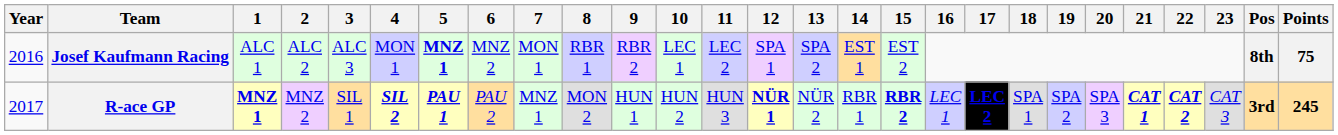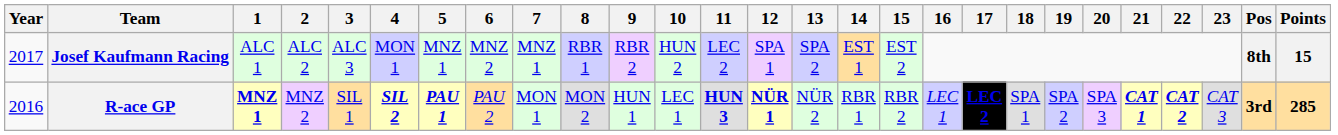(26, 56) 2016 -> (26, 56) 2017
(443, 56) bold -> (442, 56) normal
(538, 56) MON 1 -> (537, 56) MNZ 1
(680, 56) LEC 1 -> (678, 56) HUN 2
(1306, 56) 75 -> (1303, 56) 15
(26, 105) 2017 -> (26, 105) 2016
(538, 105) MNZ 1 -> (537, 105) MON 1
(680, 105) HUN 2 -> (678, 105) LEC 1
(725, 105) normal -> (724, 105) bold
(903, 105) bold -> (901, 105) normal
(1306, 105) 245 -> (1303, 105) 285
